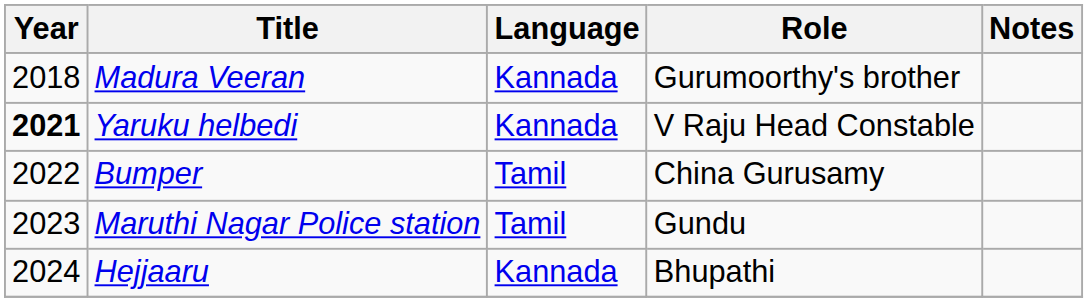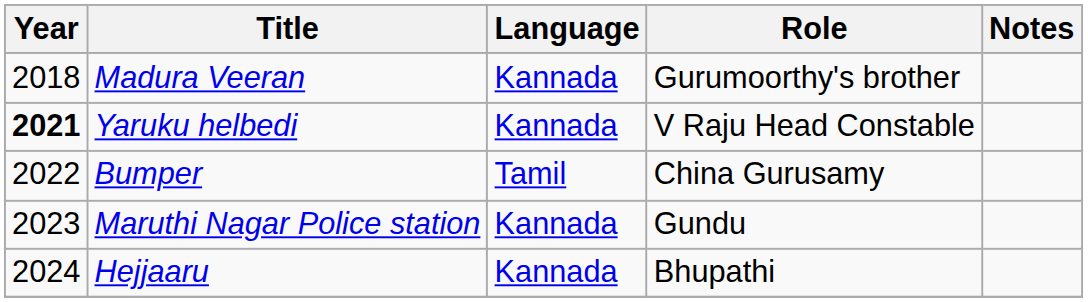(530, 223) Tamil -> (556, 223) Kannada
